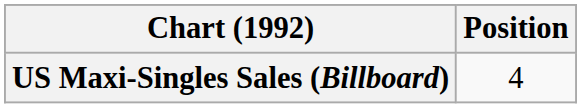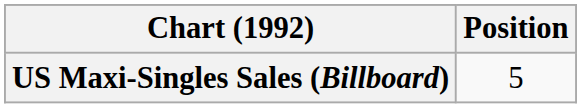(516, 77) 4 -> (516, 77) 5
